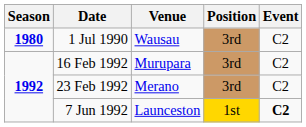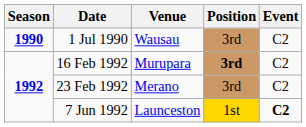(29, 40) 1980 -> (29, 40) 1990
(232, 63) normal -> (232, 63) bold
